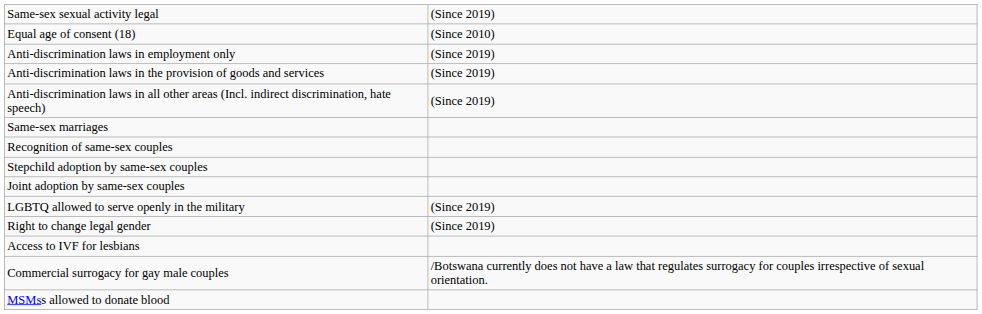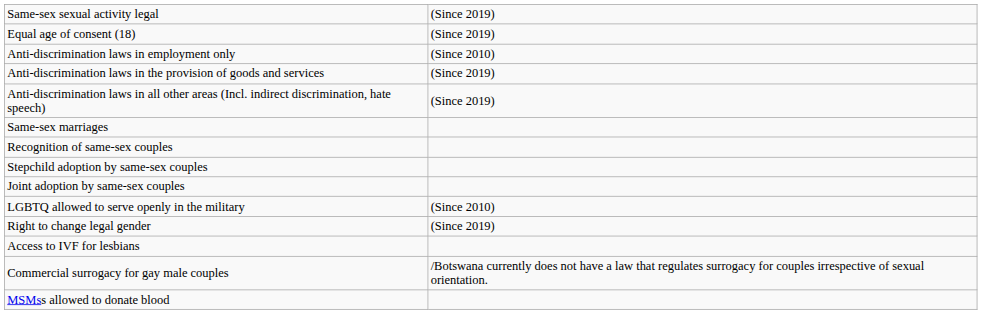(463, 34) (Since 2010) -> (463, 34) (Since 2019)
(463, 53) (Since 2019) -> (463, 53) (Since 2010)
(463, 206) (Since 2019) -> (463, 206) (Since 2010)
